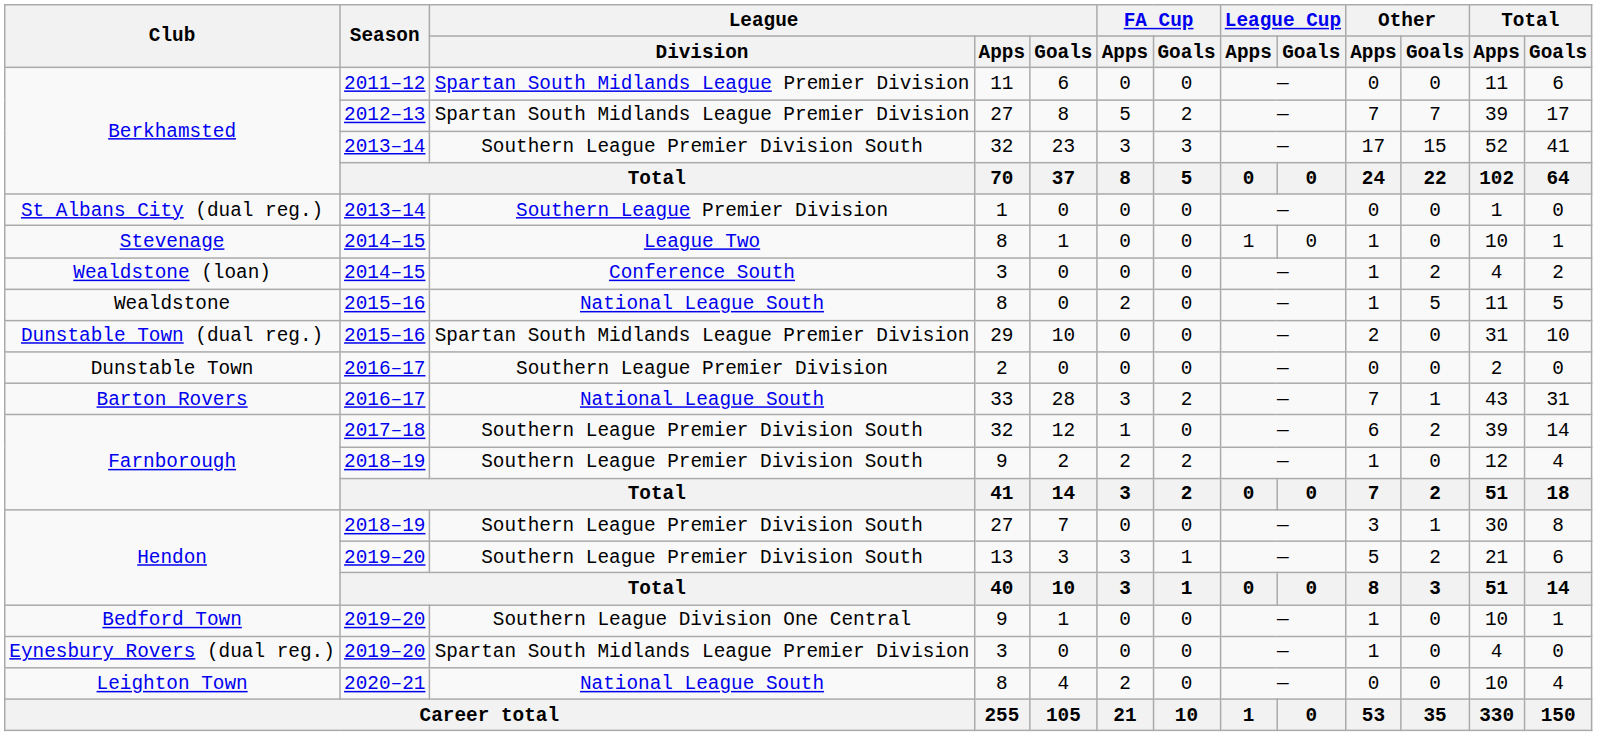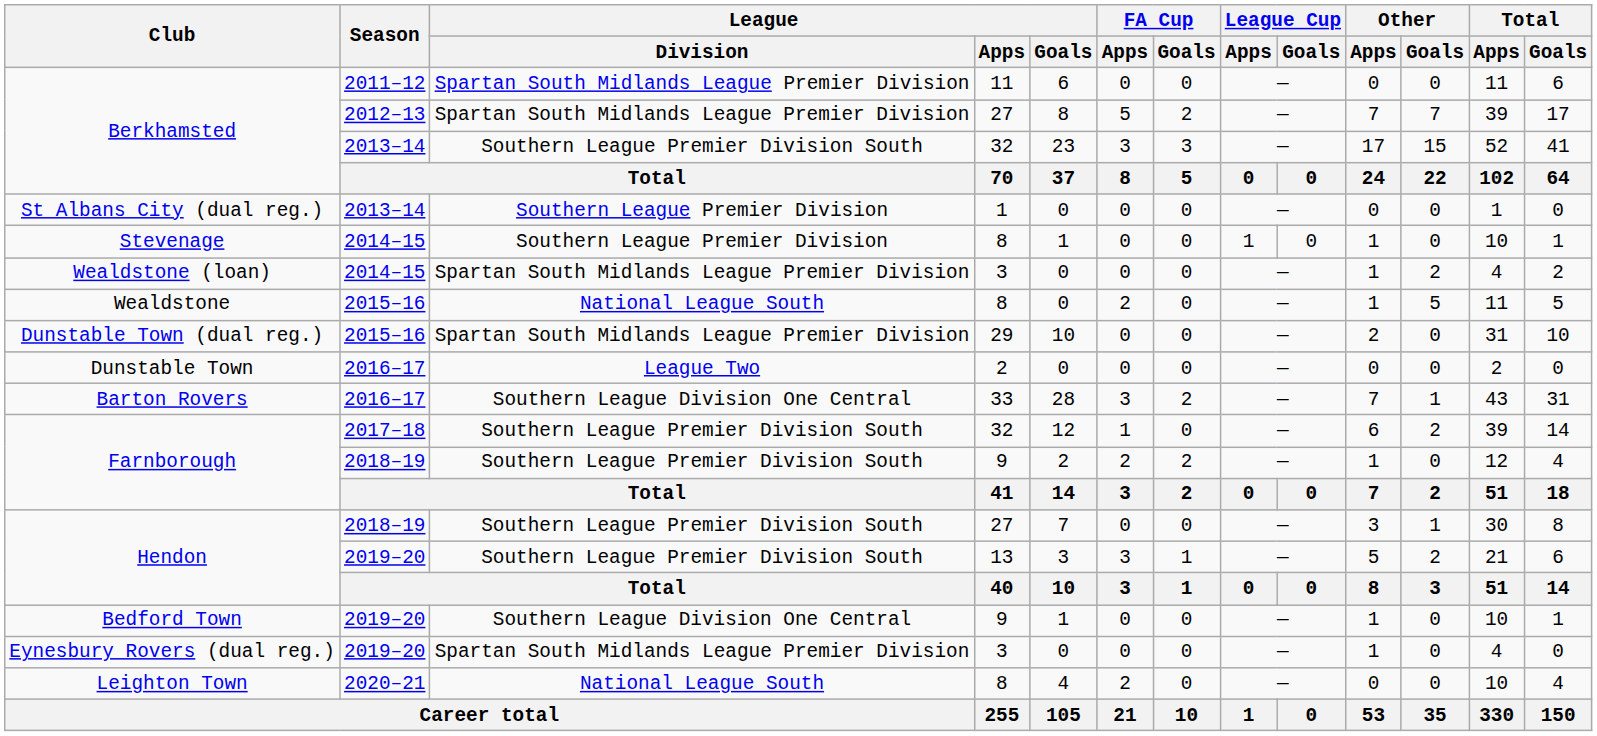(702, 242) League Two -> (702, 242) Southern League Premier Division
(702, 273) Conference South -> (702, 273) Spartan South Midlands League Premier Division
(702, 368) Southern League Premier Division -> (702, 368) League Two
(702, 399) National League South -> (702, 399) Southern League Division One Central
